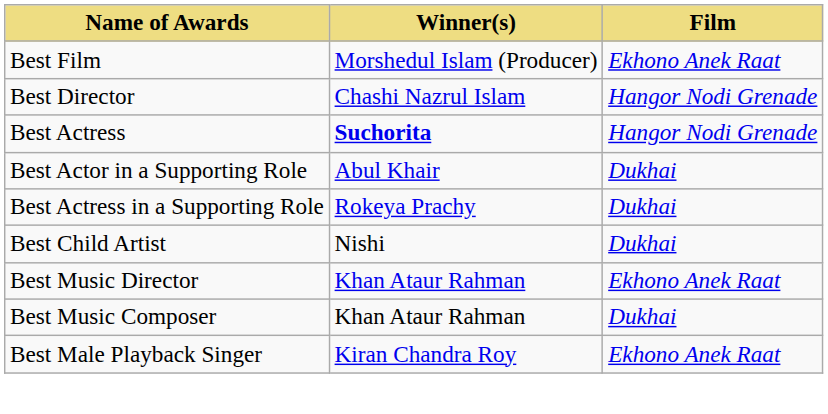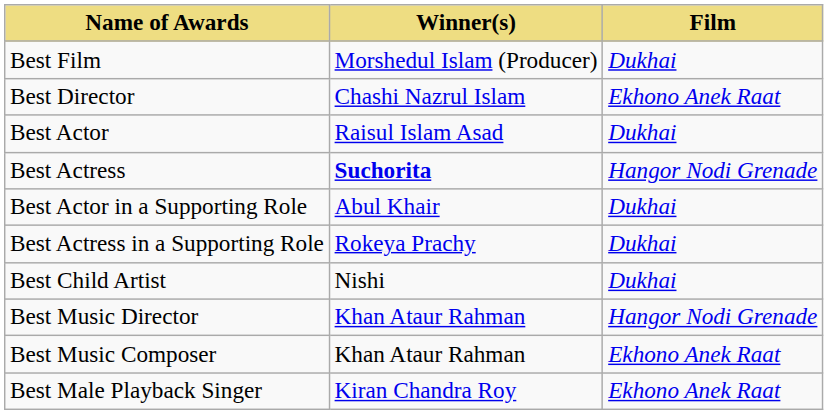(694, 59) Ekhono Anek Raat -> (642, 59) Dukhai
(713, 96) Hangor Nodi Grenade -> (694, 96) Ekhono Anek Raat
+ row: (59, 133)
(694, 280) Ekhono Anek Raat -> (713, 317) Hangor Nodi Grenade
(642, 317) Dukhai -> (694, 354) Ekhono Anek Raat
